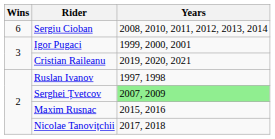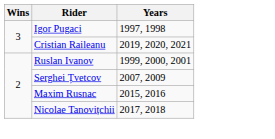- row: (63, 28)
(155, 45) 1999, 2000, 2001 -> (142, 28) 1997, 1998
(142, 77) 1997, 1998 -> (155, 61) 1999, 2000, 2001
(142, 93) lightgreen background -> (142, 77) no background
